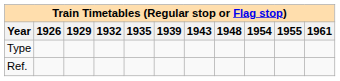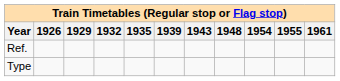rows swapped: (17, 66) <-> (19, 48)
